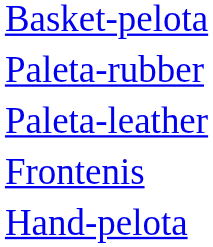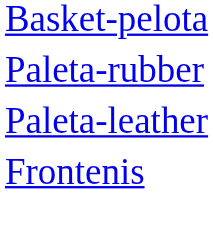- row: (96, 222)
